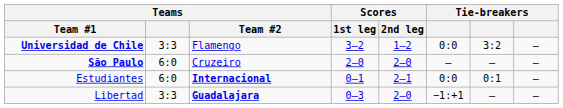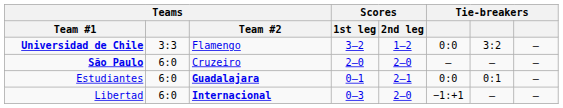(232, 79) Internacional -> (226, 79) Guadalajara
(168, 95) 3:3 -> (168, 95) 6:0
(226, 95) Guadalajara -> (232, 95) Internacional
